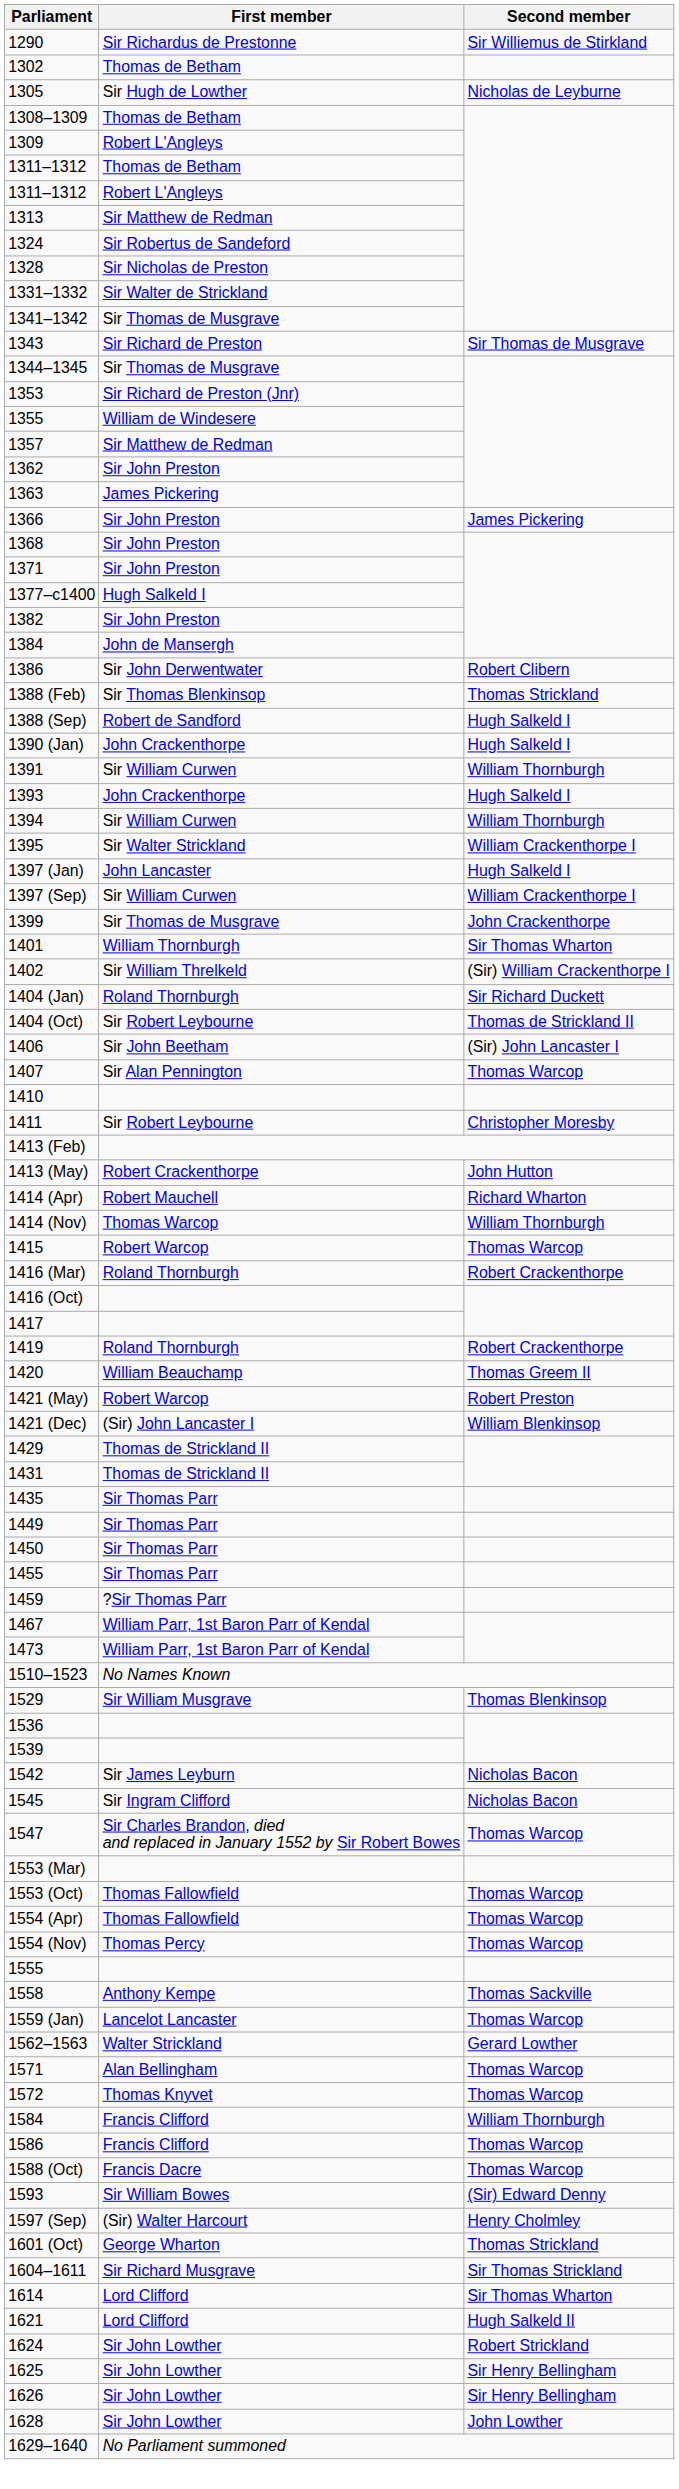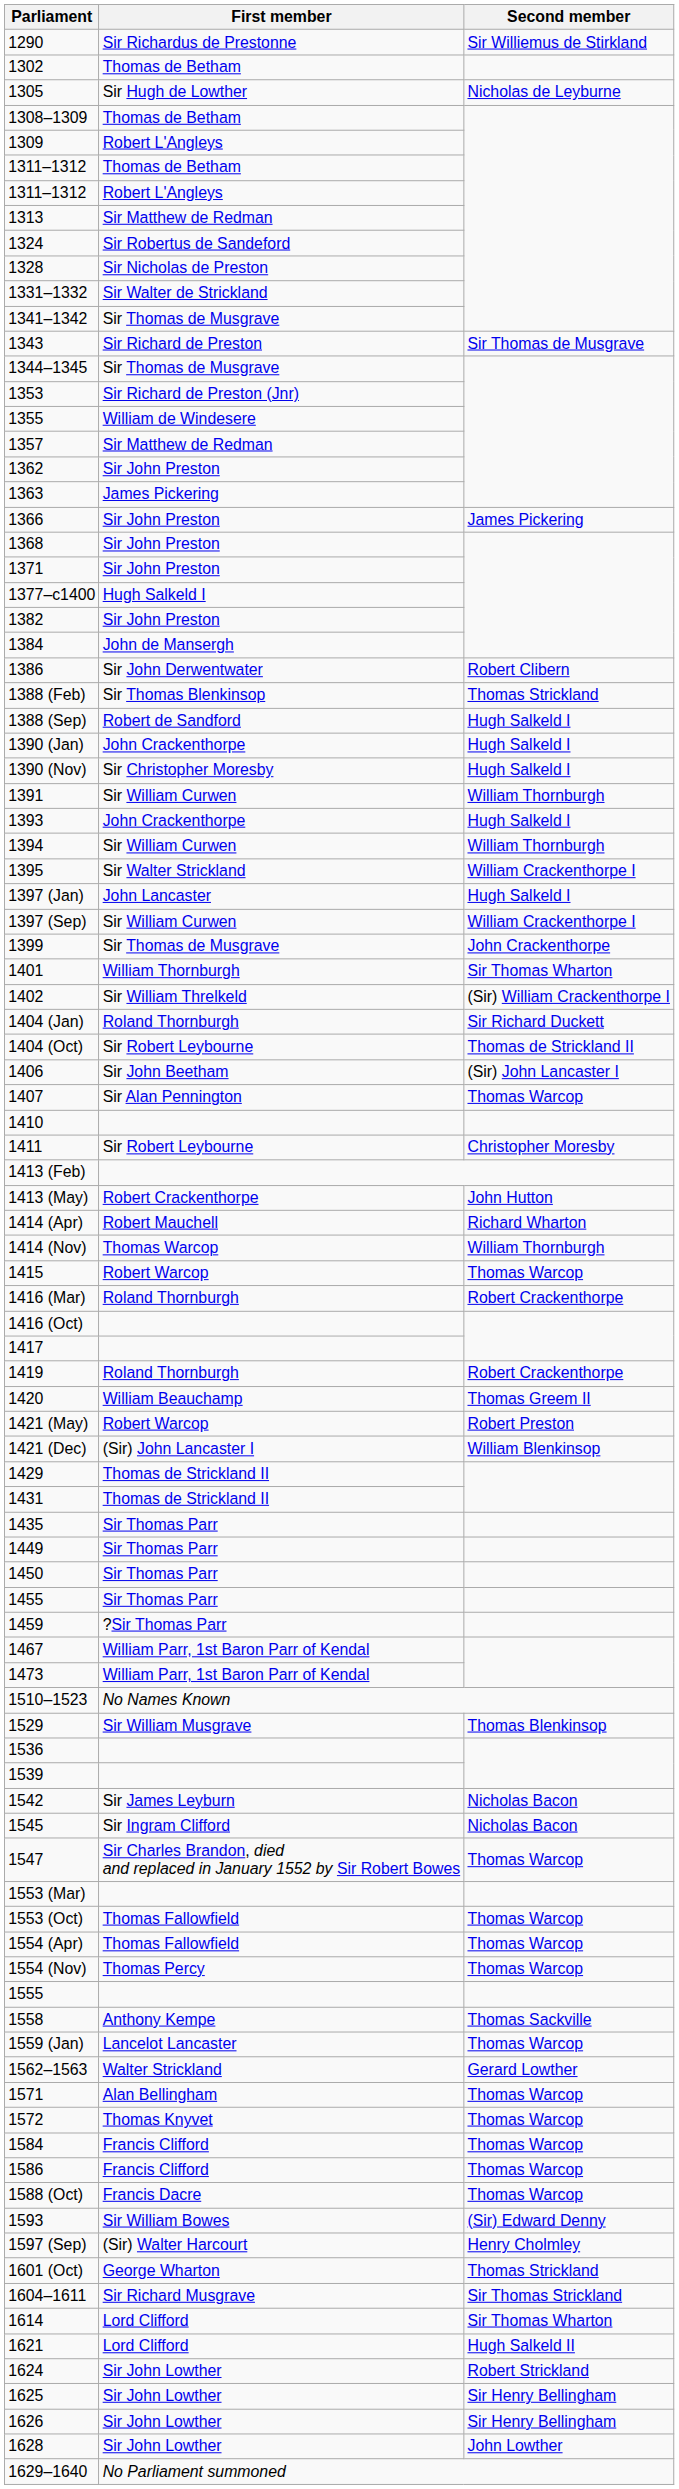+ row: (47, 770)
(536, 2119) William Thornburgh -> (525, 2145) Thomas Warcop
